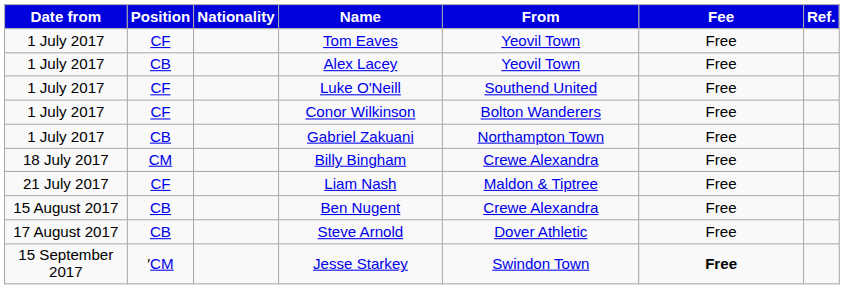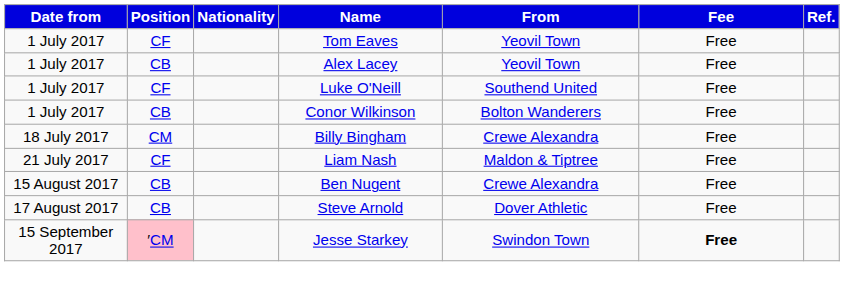(160, 112) CF -> (160, 112) CB
- row: (360, 136)
(160, 264) no background -> (160, 240) pink background
